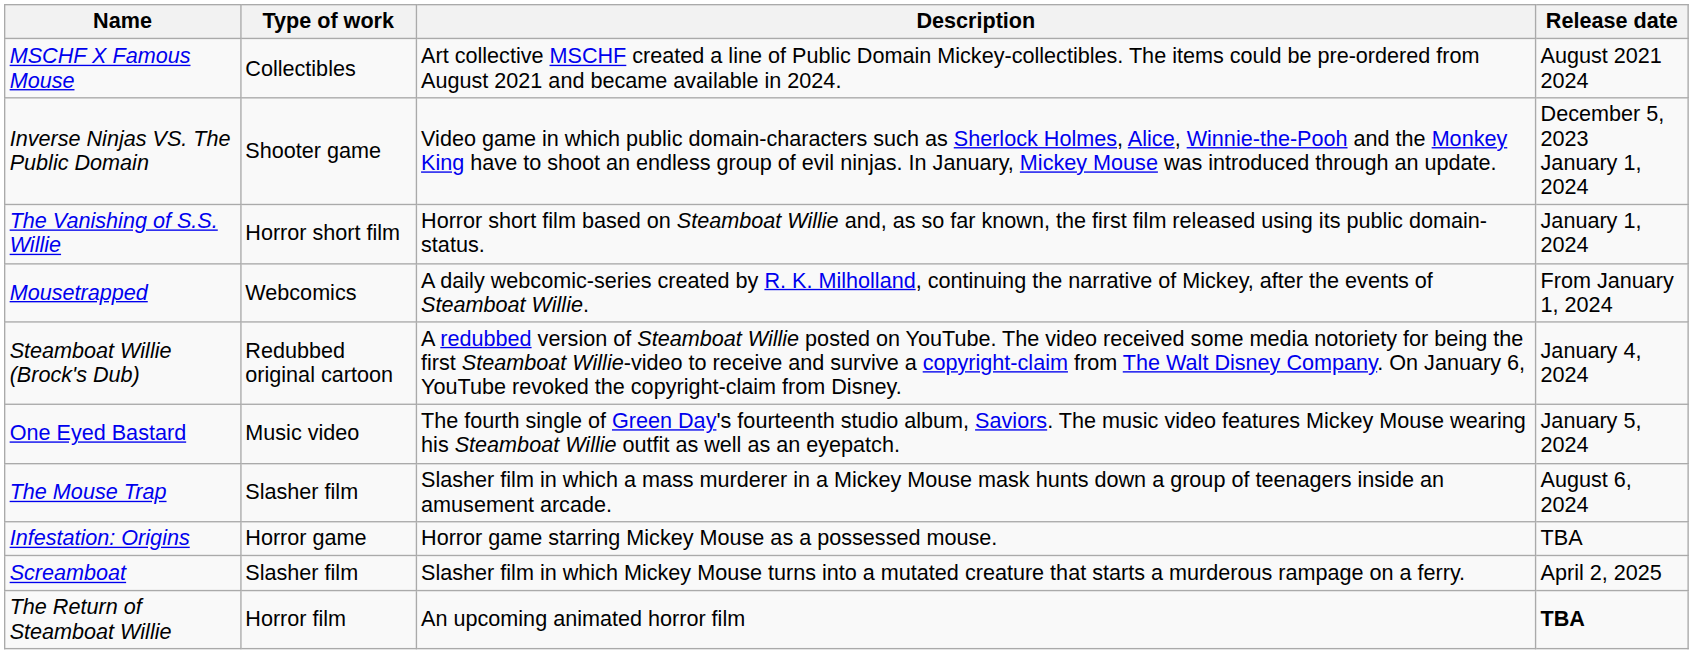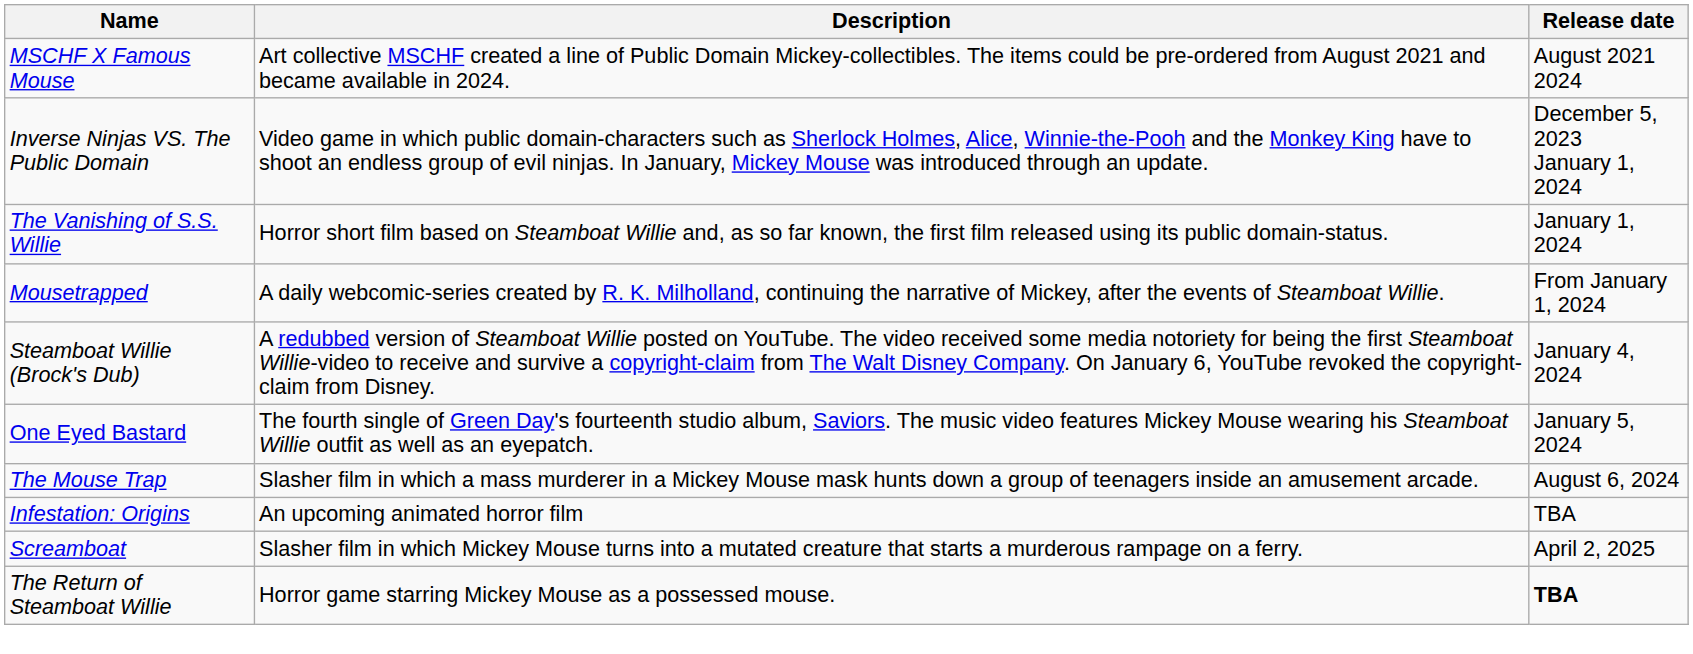- column: (328, 21)
(709, 538) Horror game starring Mickey Mouse as a possessed mouse. -> (421, 514) An upcoming animated horror film
(583, 619) An upcoming animated horror film -> (547, 595) Horror game starring Mickey Mouse as a possessed mouse.
